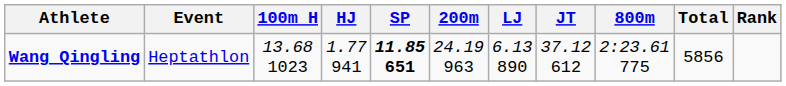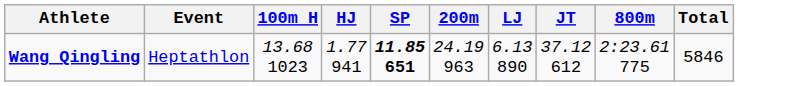- column: (757, 19)
(703, 57) 5856 -> (703, 57) 5846
